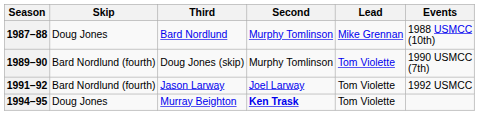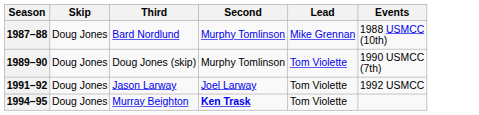(104, 63) Bard Nordlund (fourth) -> (80, 63) Doug Jones
(104, 85) Bard Nordlund (fourth) -> (80, 85) Doug Jones
